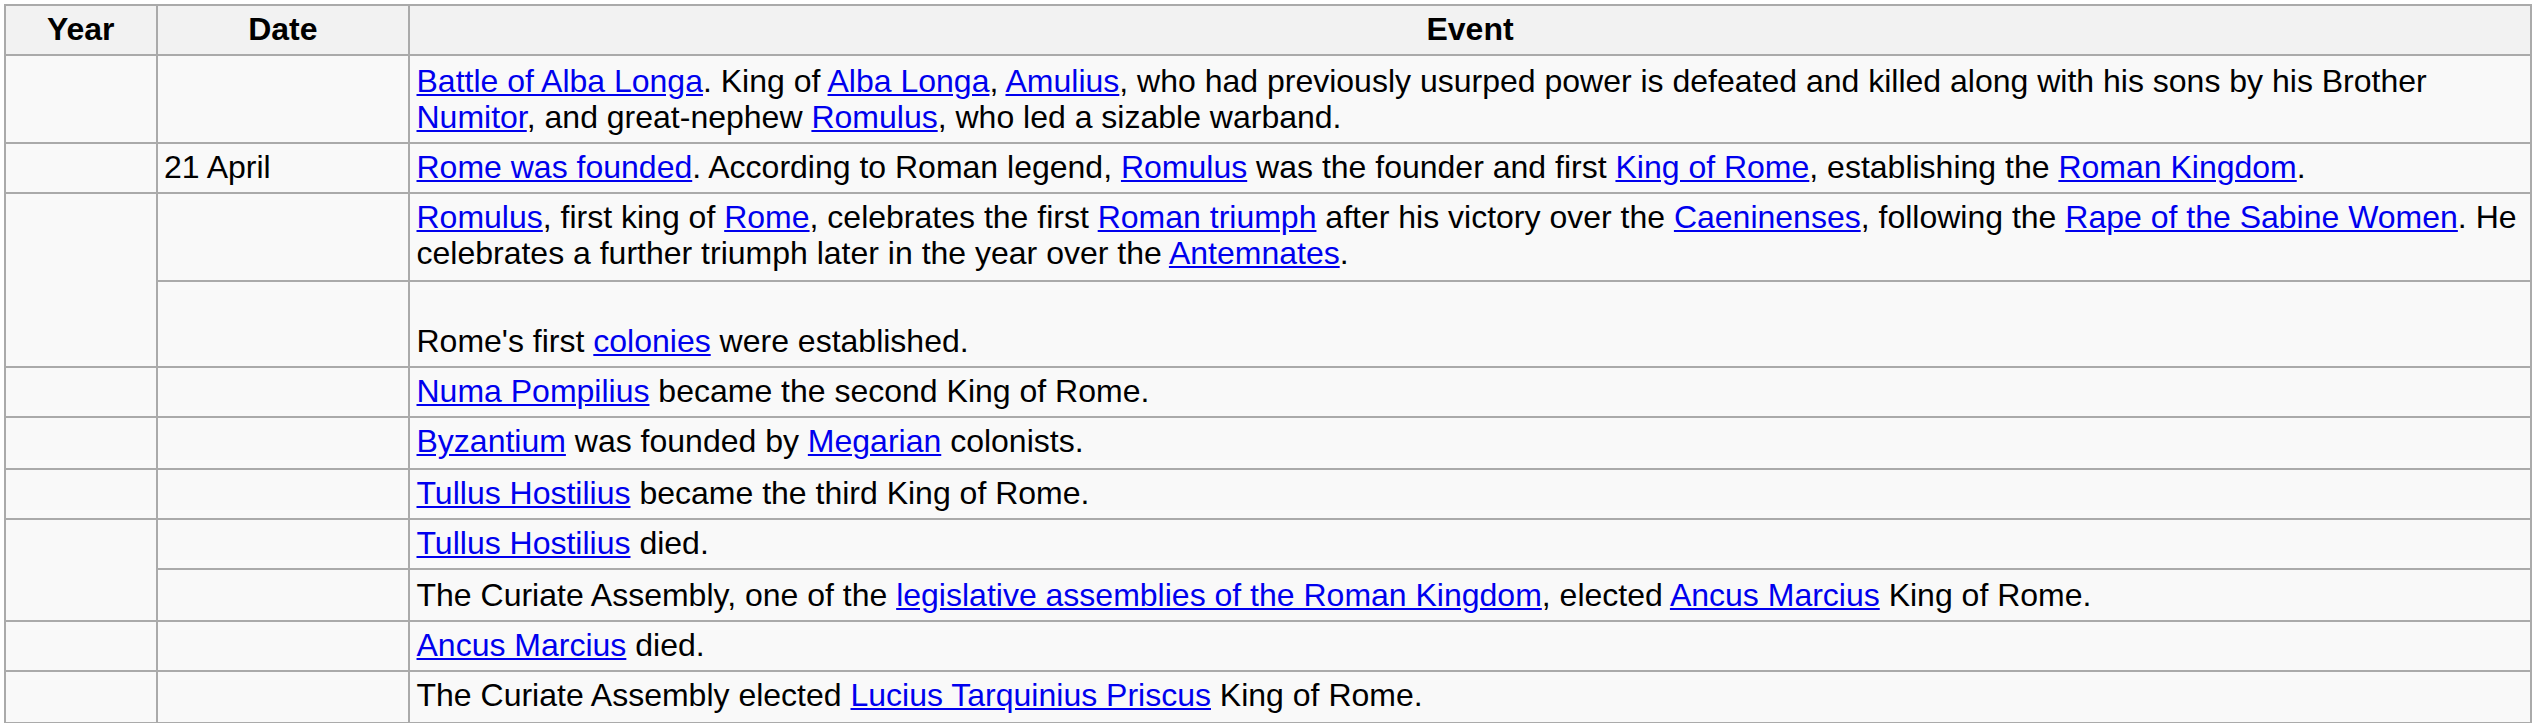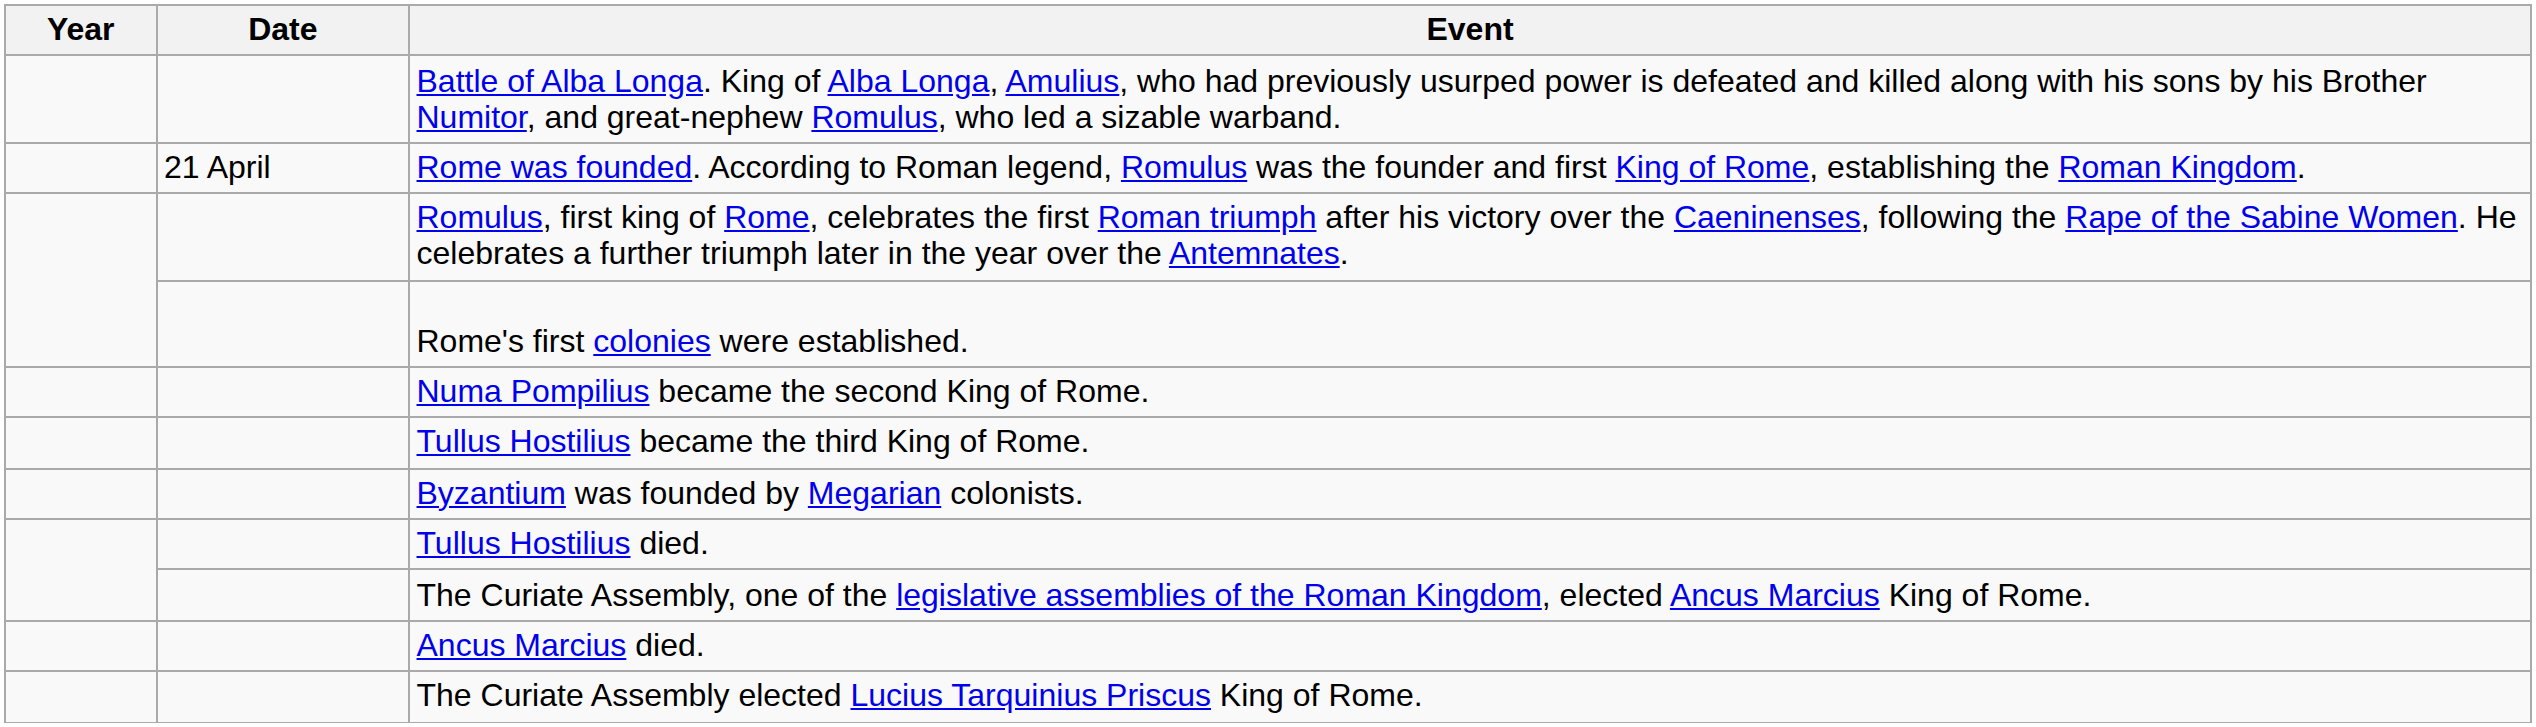rows swapped: (753, 493) <-> (750, 442)
